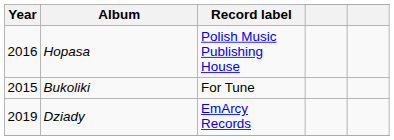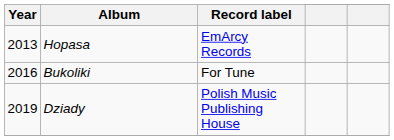(22, 51) 2016 -> (22, 44) 2013
(239, 51) Polish Music Publishing House -> (226, 44) EmArcy Records
(22, 88) 2015 -> (22, 72) 2016
(226, 116) EmArcy Records -> (239, 109) Polish Music Publishing House
